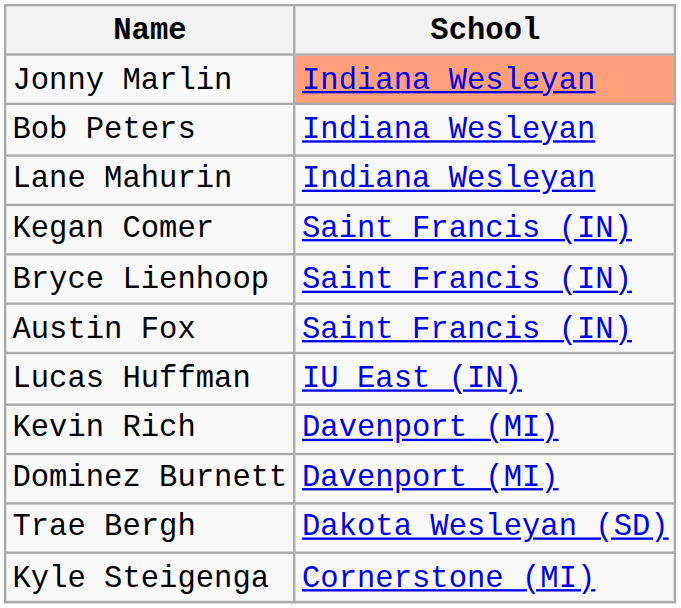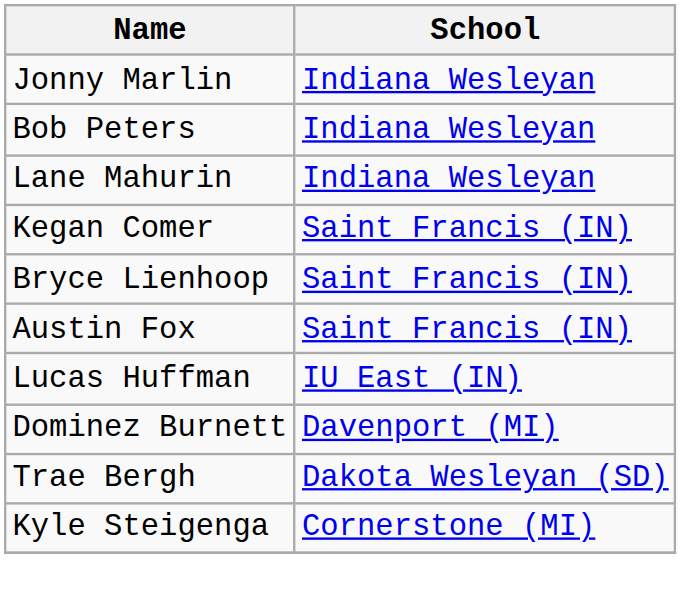(449, 80) lightsalmon background -> (449, 80) no background
- row: (104, 428)
